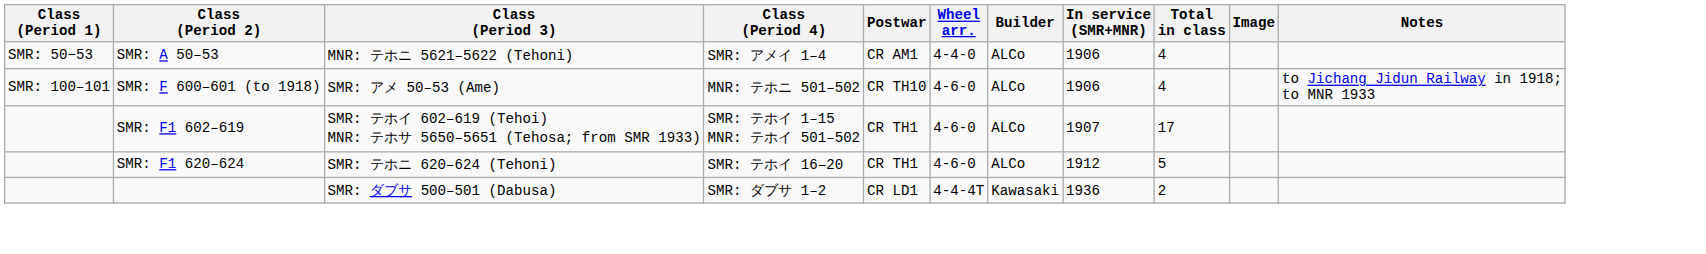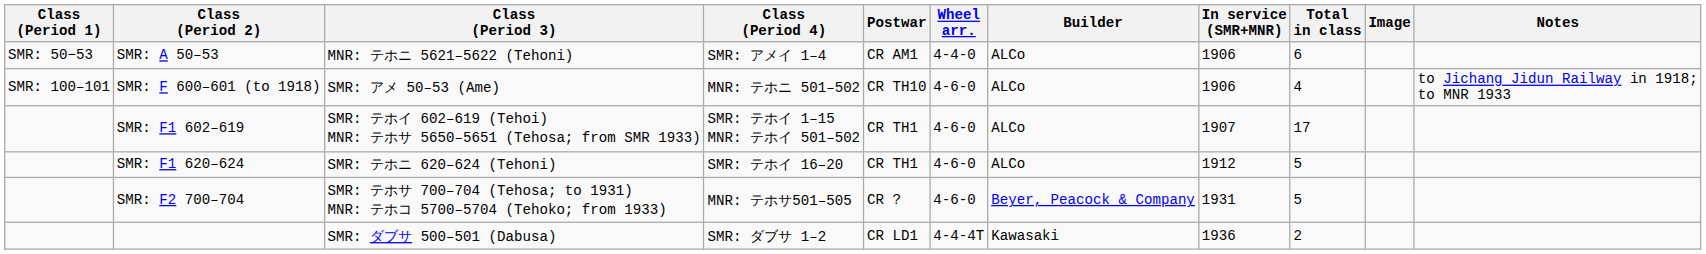(1162, 55) 4 -> (1298, 55) 6
+ row: (181, 200)
